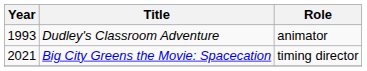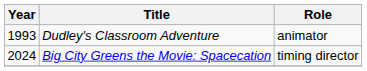(22, 55) 2021 -> (22, 55) 2024
